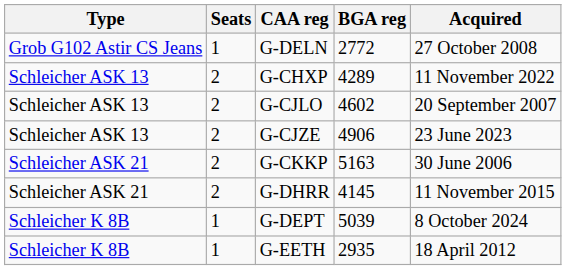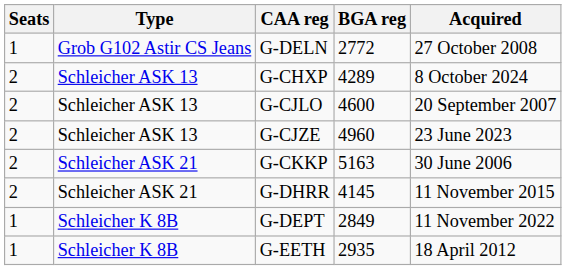columns swapped: (106, 18) <-> (231, 18)
(485, 76) 11 November 2022 -> (471, 76) 8 October 2024
(356, 105) 4602 -> (356, 105) 4600
(356, 134) 4906 -> (356, 134) 4960
(356, 221) 5039 -> (356, 221) 2849
(471, 221) 8 October 2024 -> (485, 221) 11 November 2022
